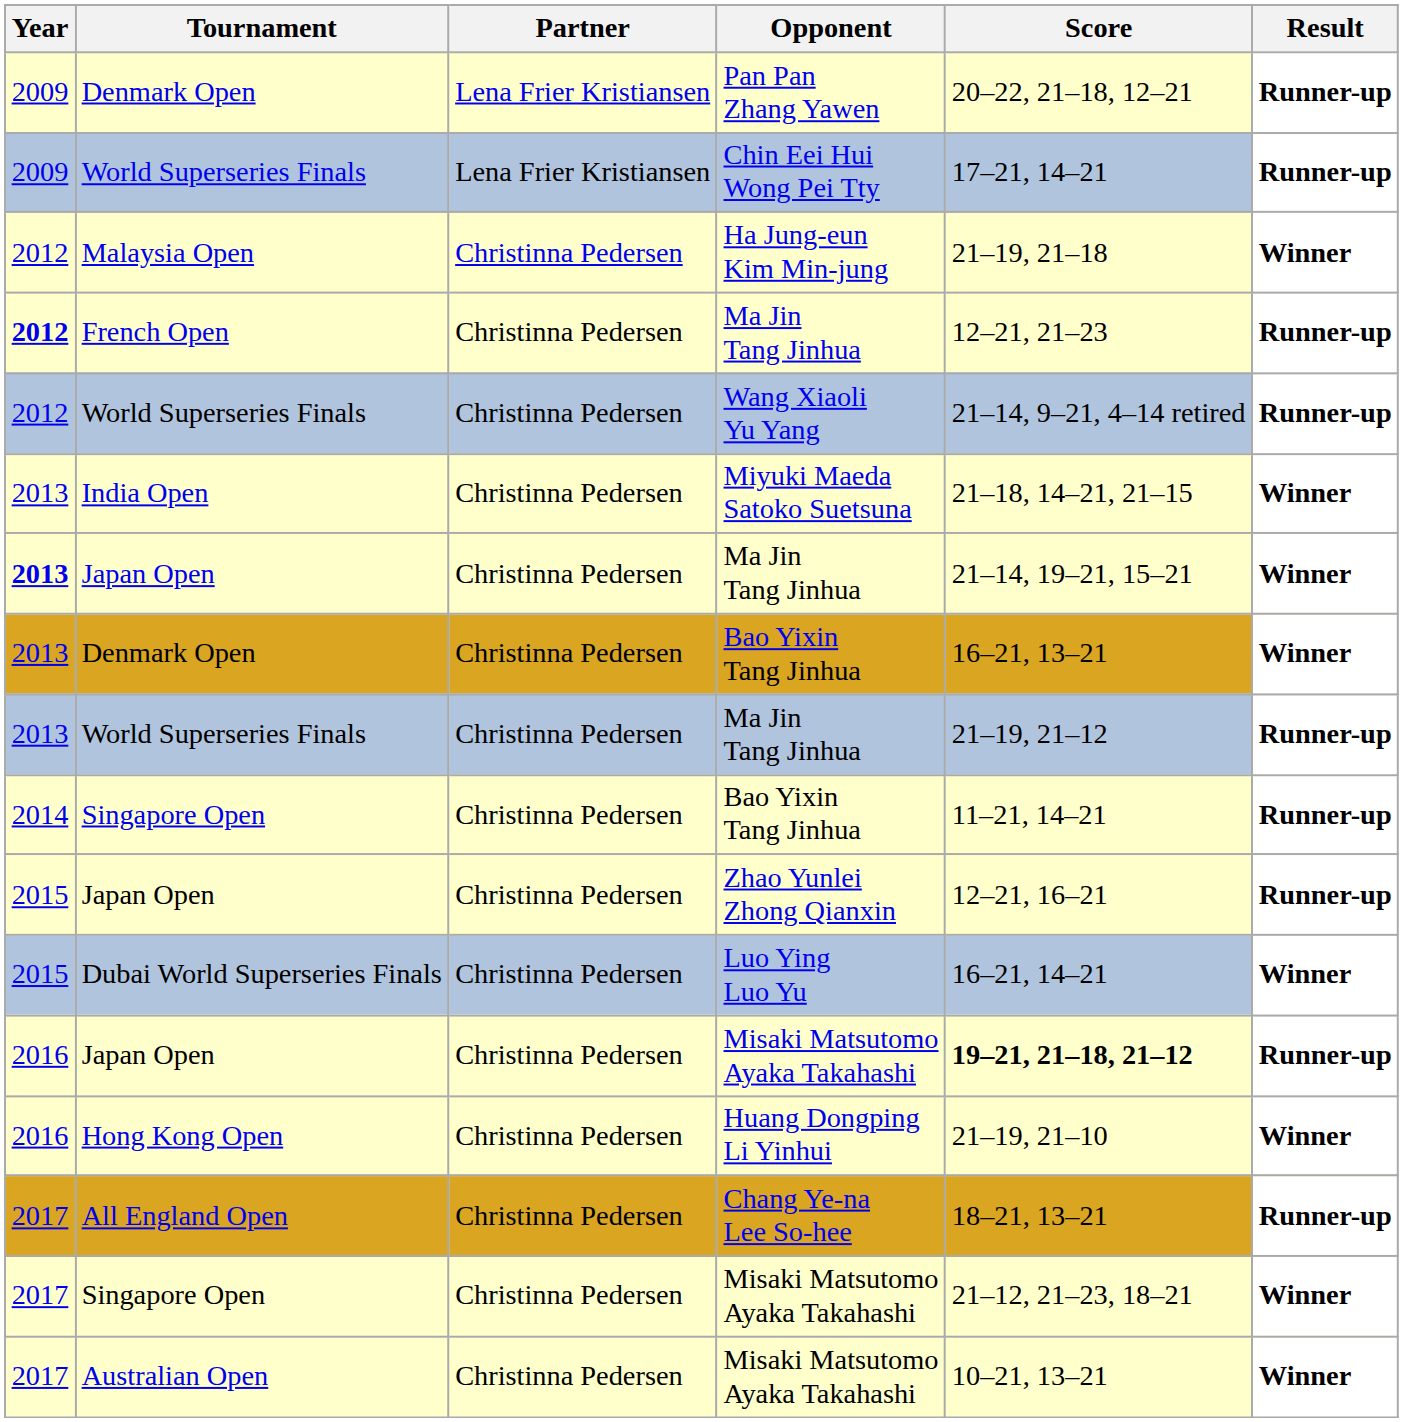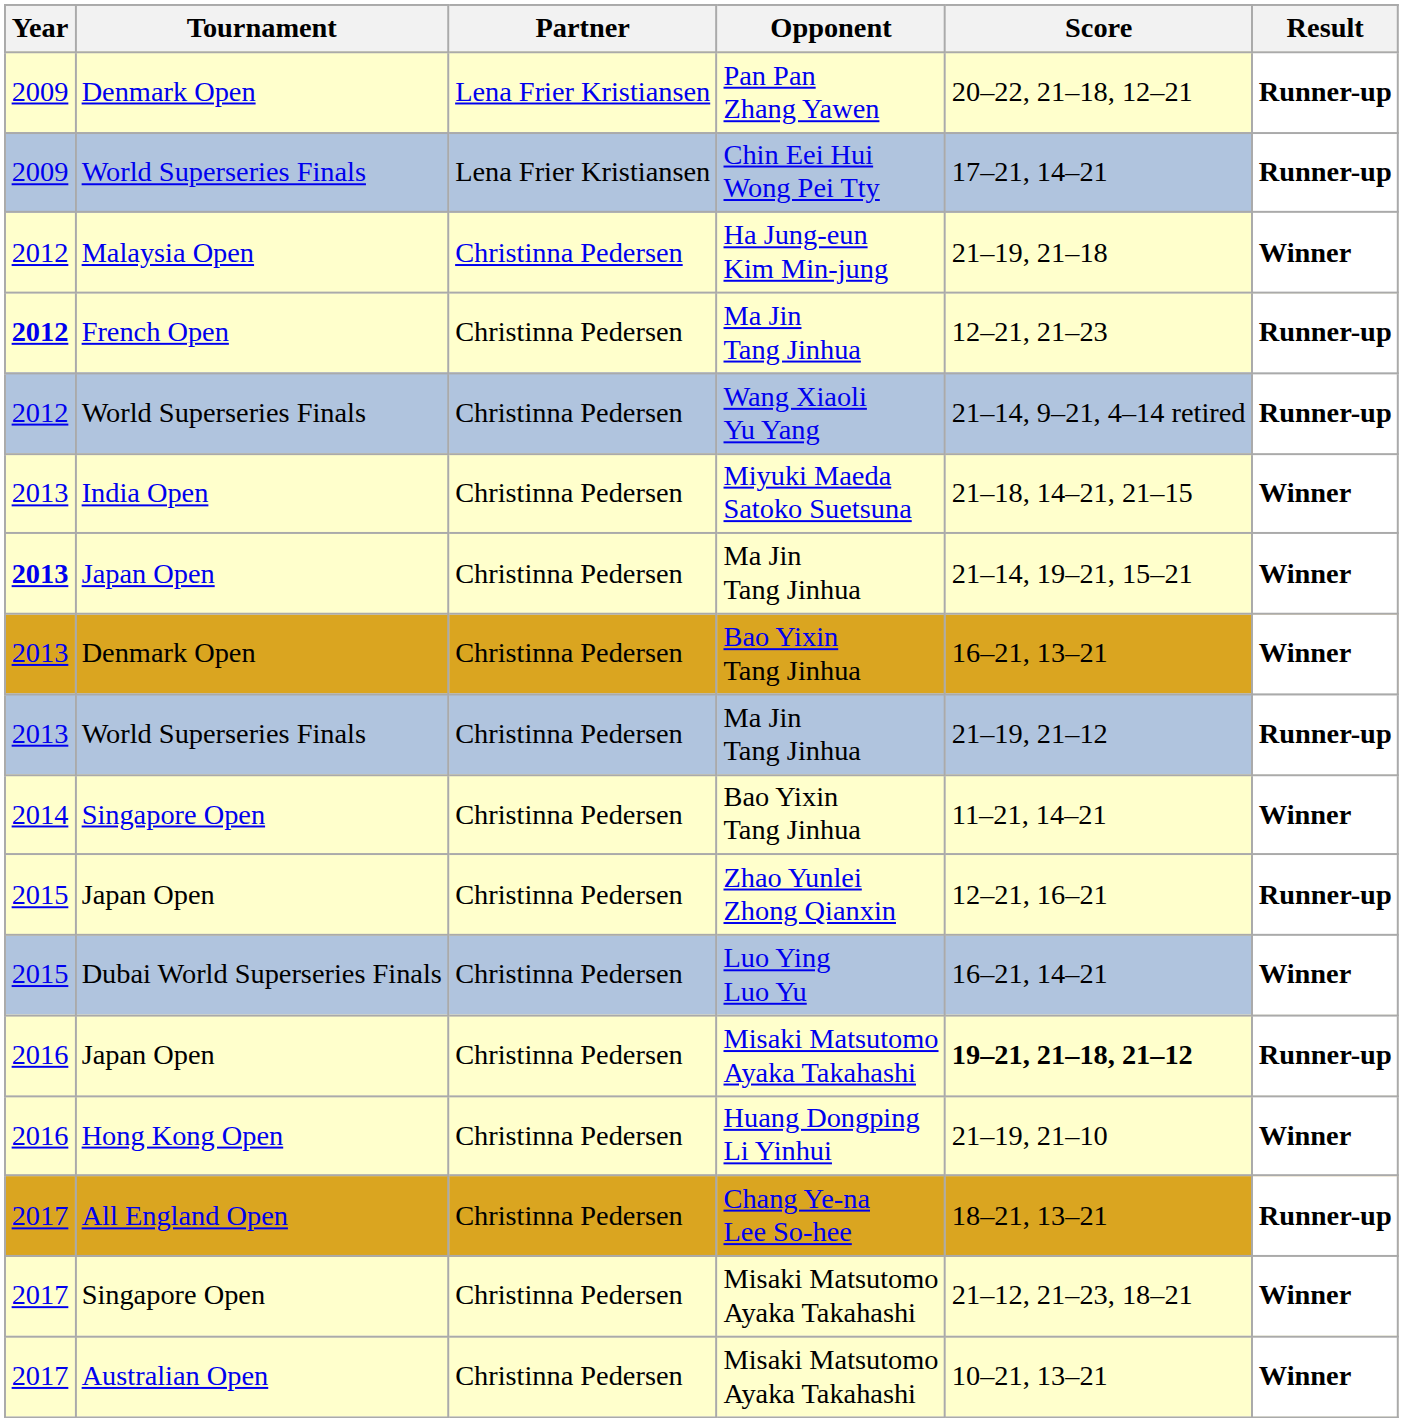(1325, 814) Runner-up -> (1305, 814) Winner
